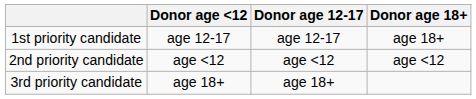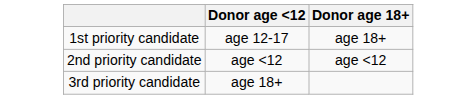- column: (309, 15)
